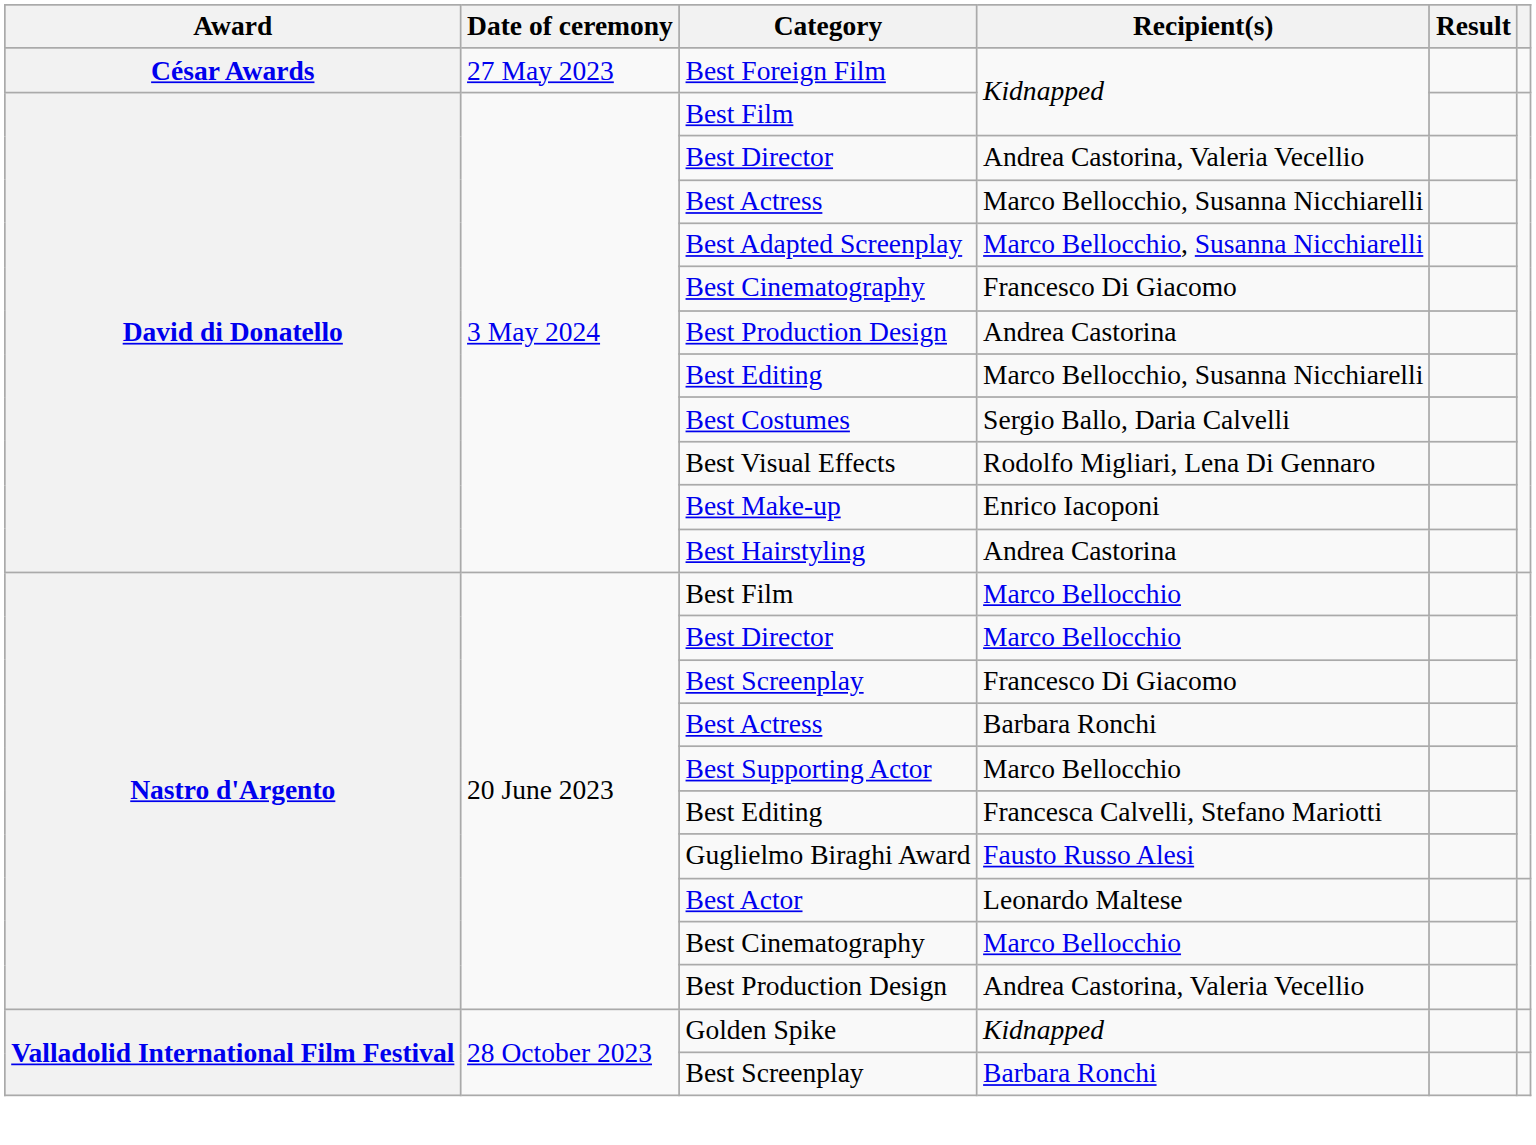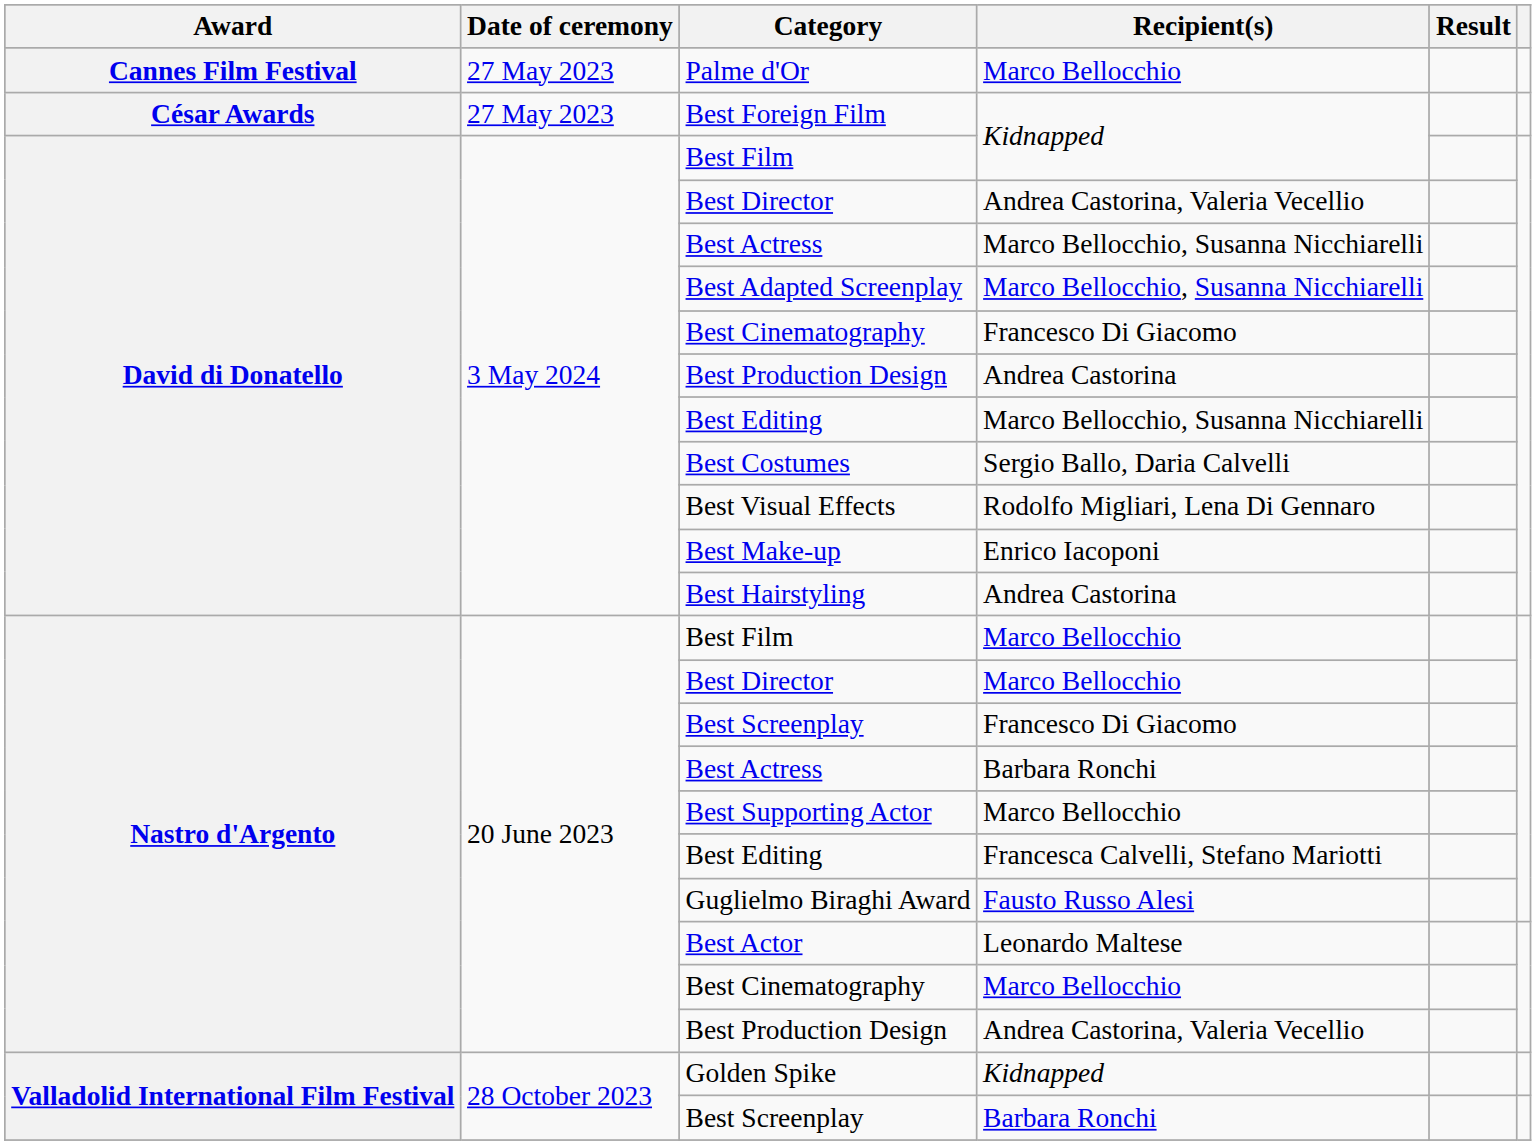+ row: (233, 69)
